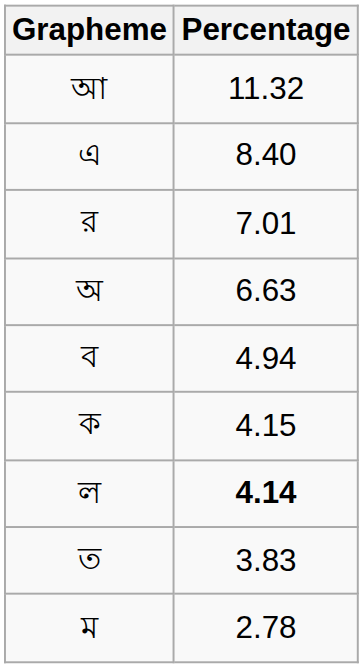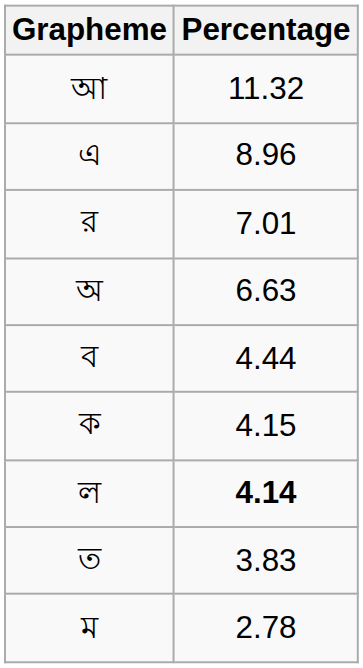(266, 155) 8.40 -> (266, 155) 8.96
(266, 358) 4.94 -> (266, 358) 4.44
